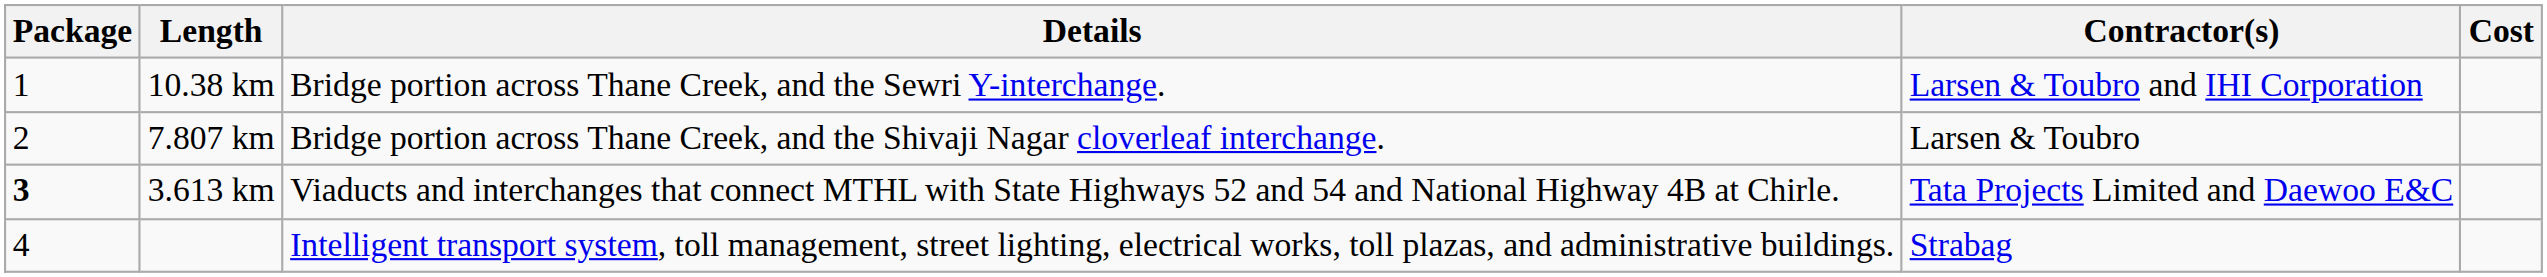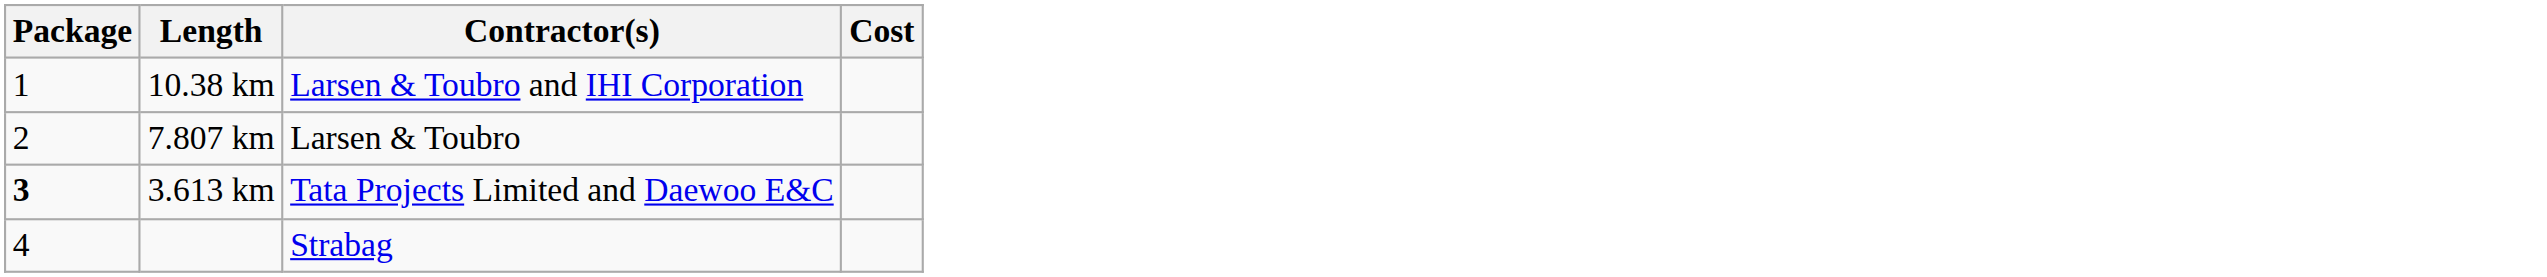- column: (1092, 31)
